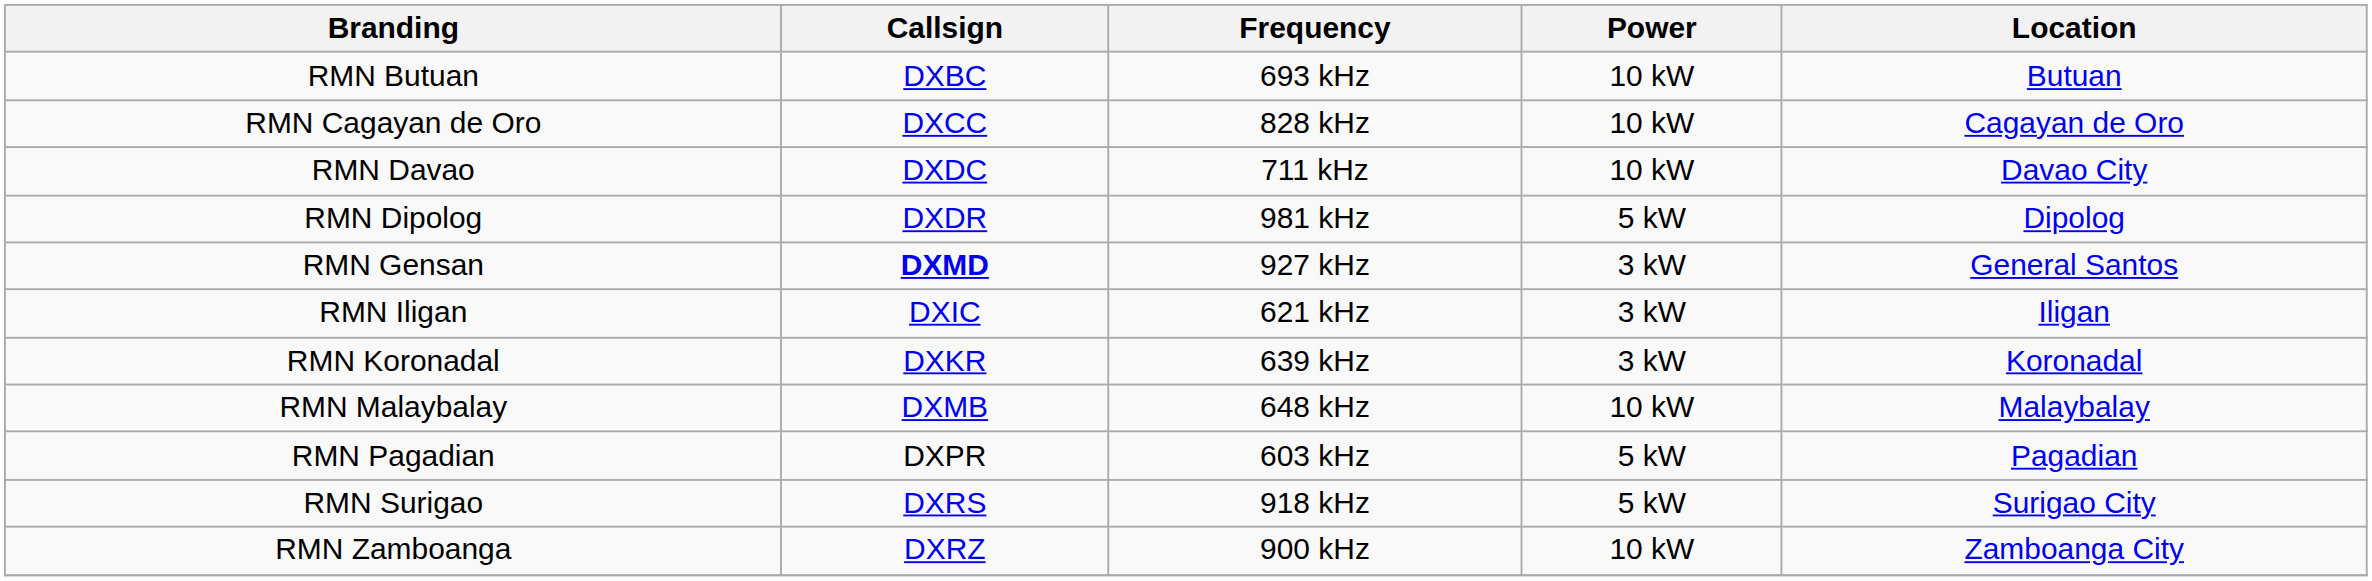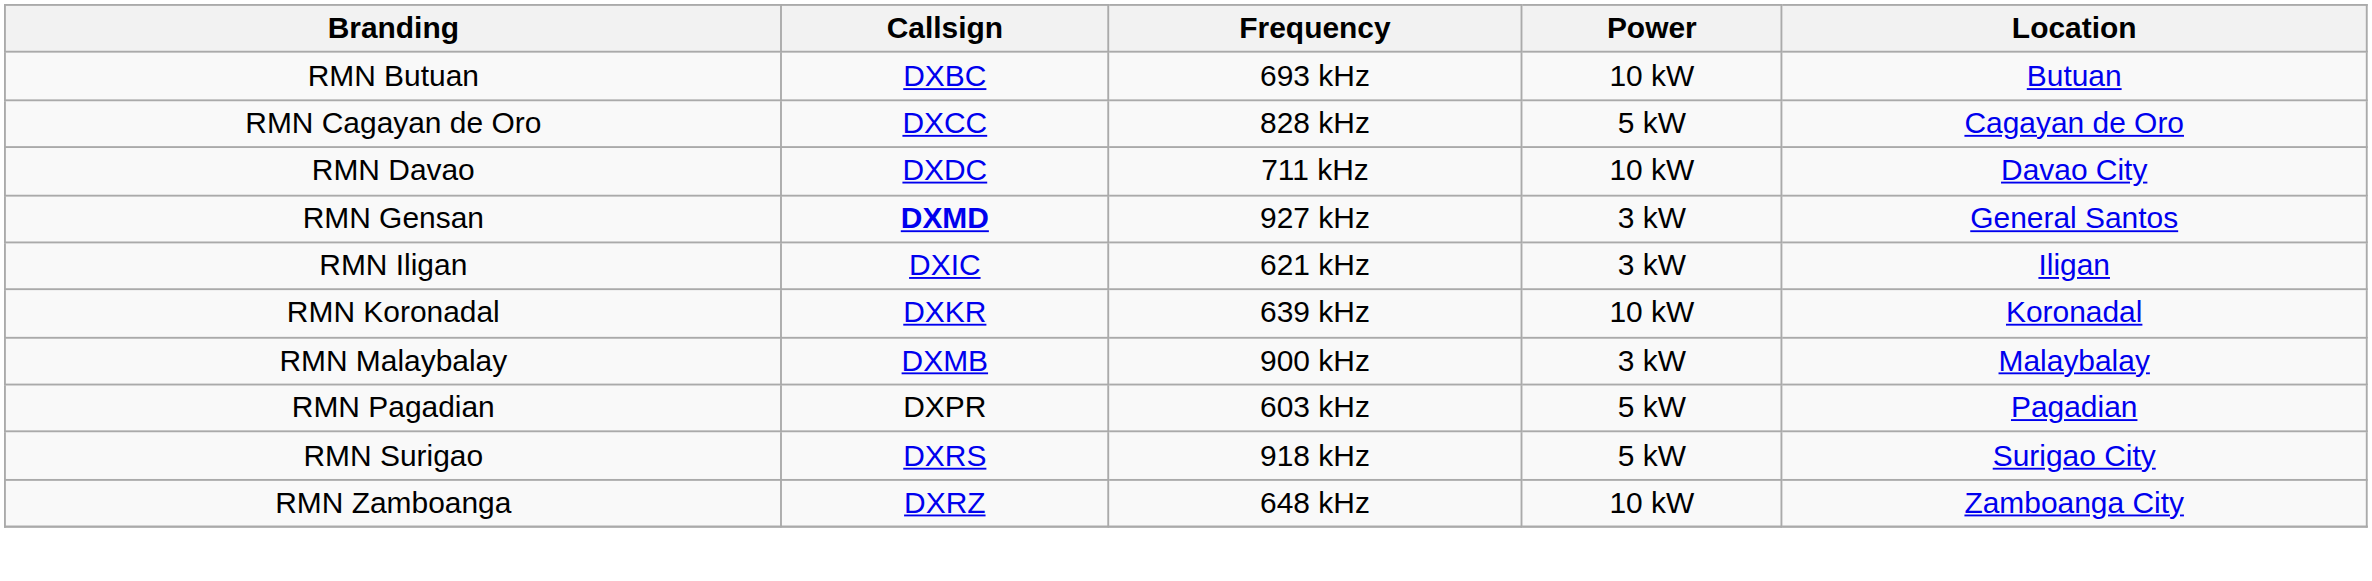(1652, 123) 10 kW -> (1652, 123) 5 kW
- row: (393, 218)
(1652, 360) 3 kW -> (1652, 312) 10 kW
(1315, 407) 648 kHz -> (1315, 360) 900 kHz
(1652, 407) 10 kW -> (1652, 360) 3 kW
(1315, 550) 900 kHz -> (1315, 502) 648 kHz
